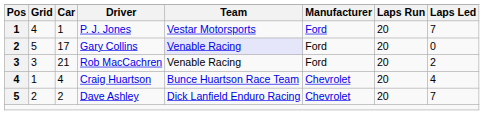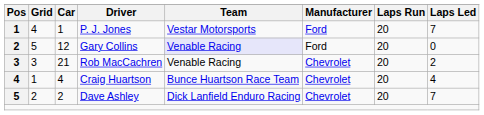(63, 46) 17 -> (63, 46) 12
(316, 63) Ford -> (328, 63) Chevrolet
